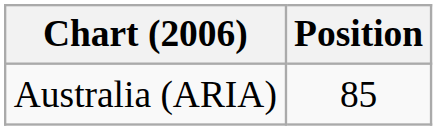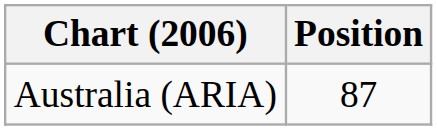(359, 93) 85 -> (359, 93) 87
